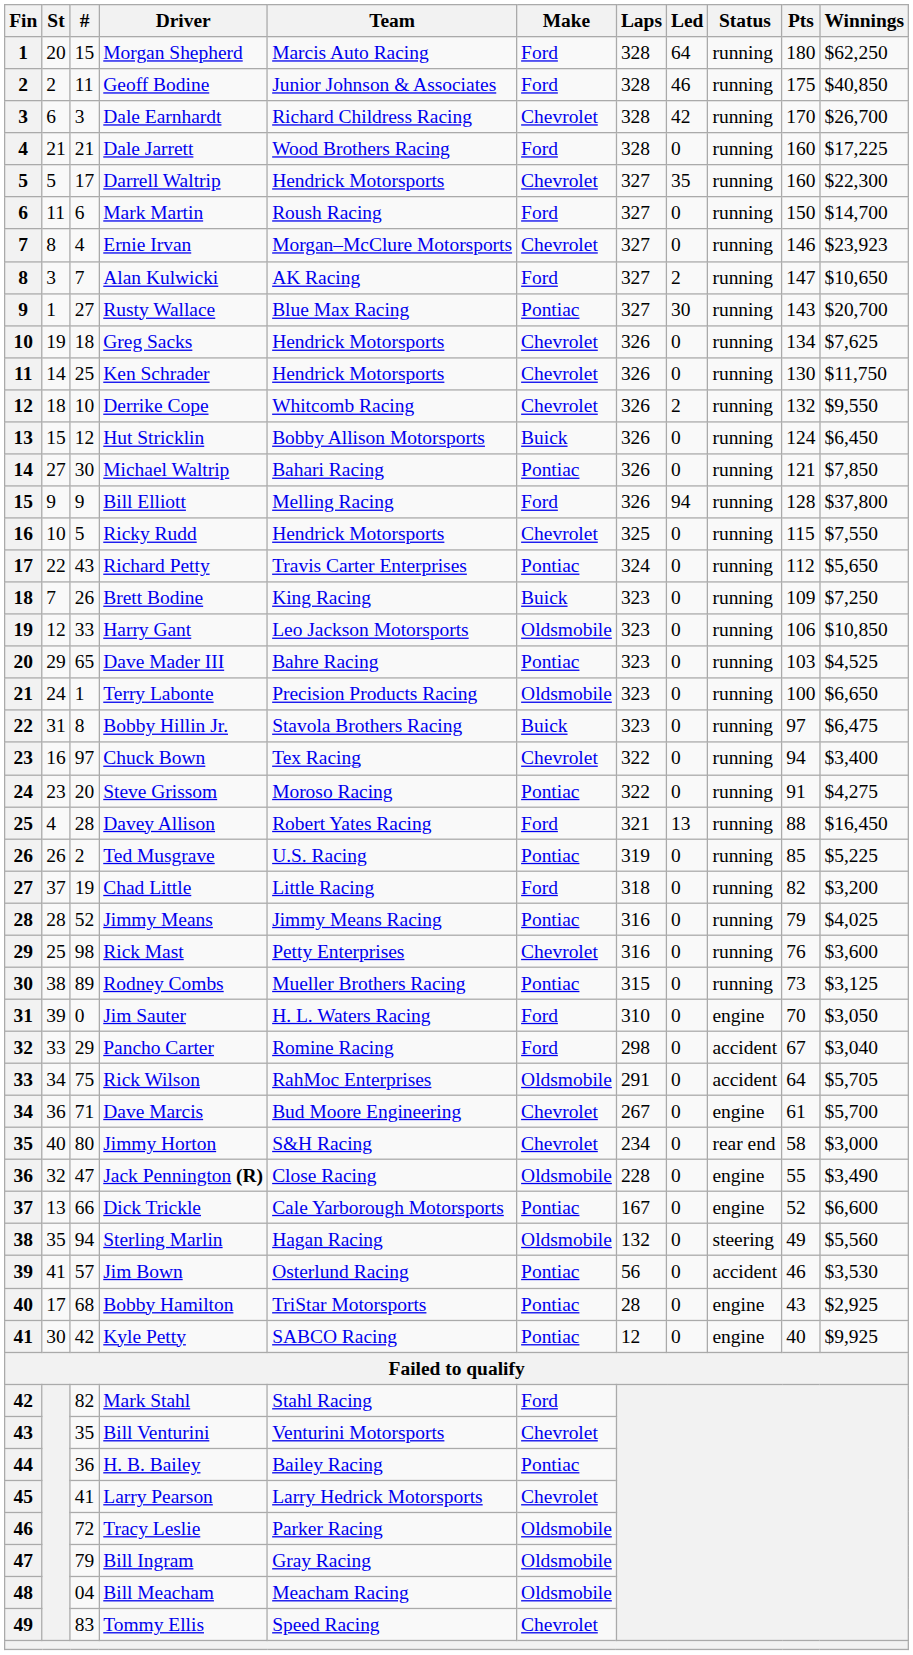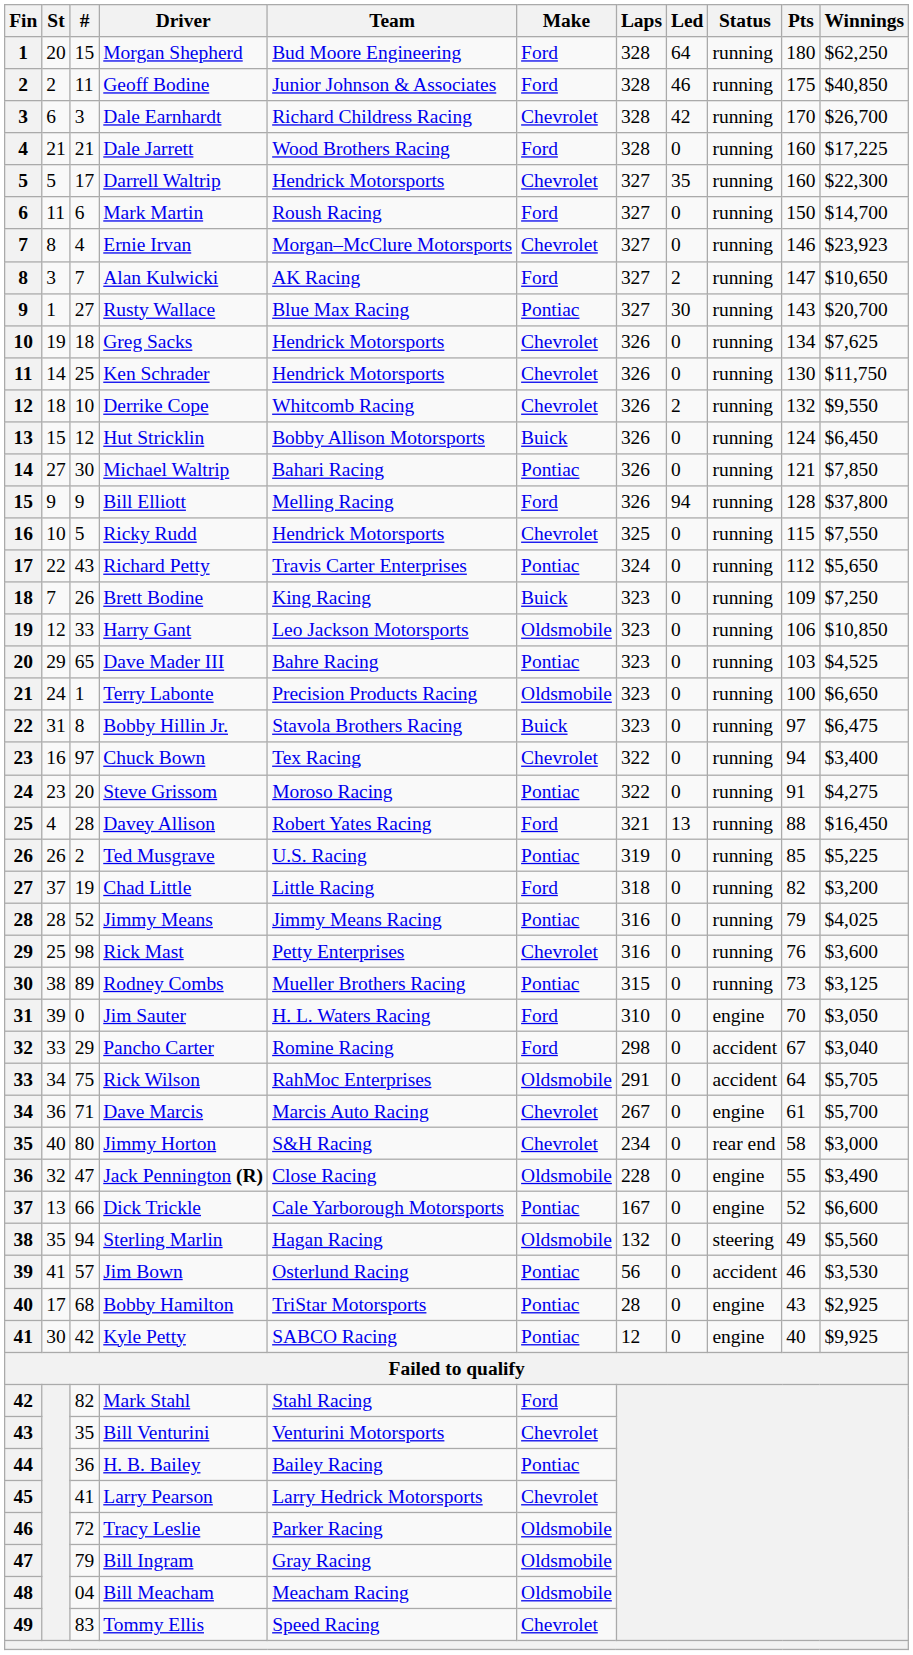(350, 52) Marcis Auto Racing -> (367, 52) Bud Moore Engineering
(367, 1111) Bud Moore Engineering -> (350, 1111) Marcis Auto Racing
